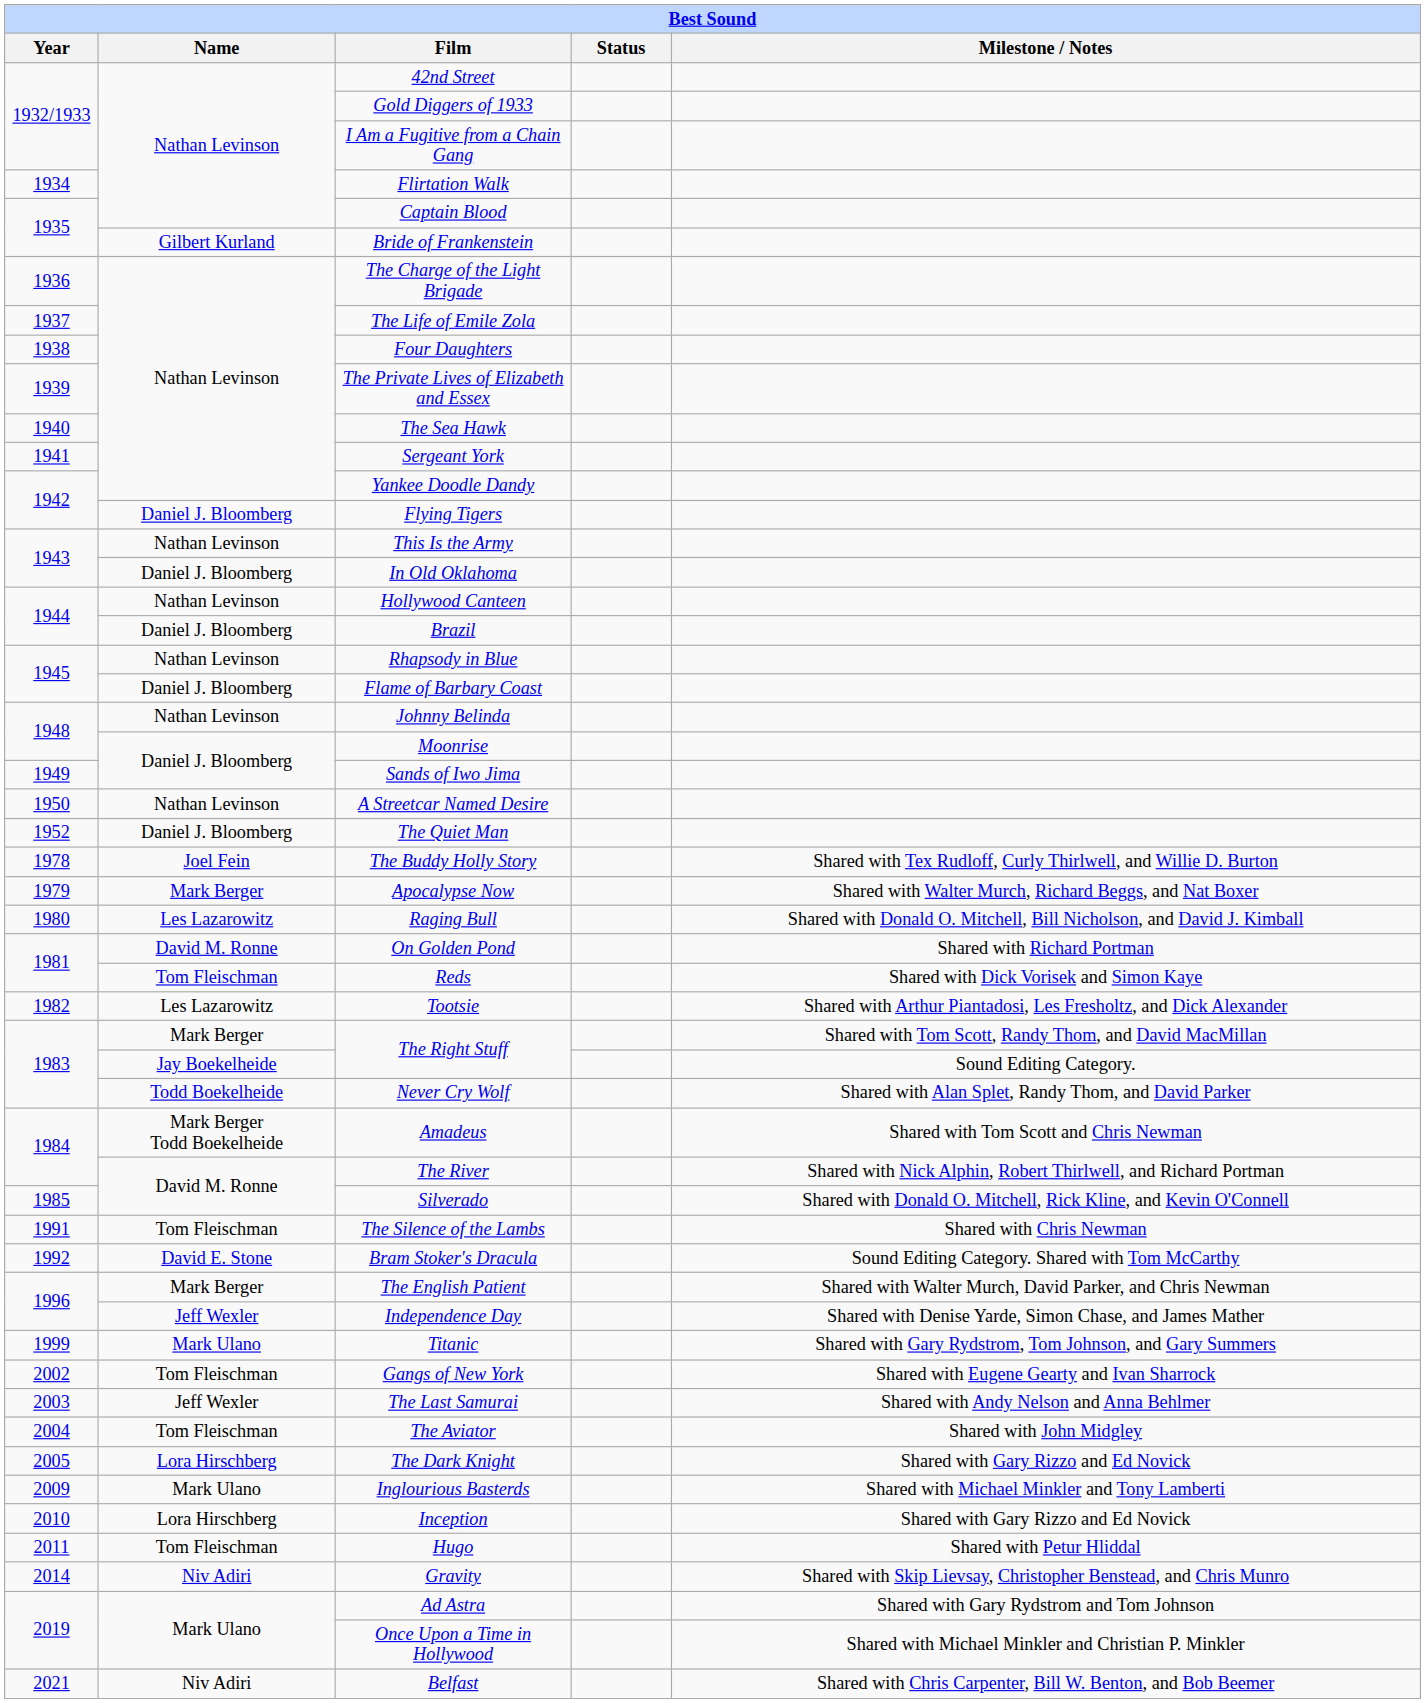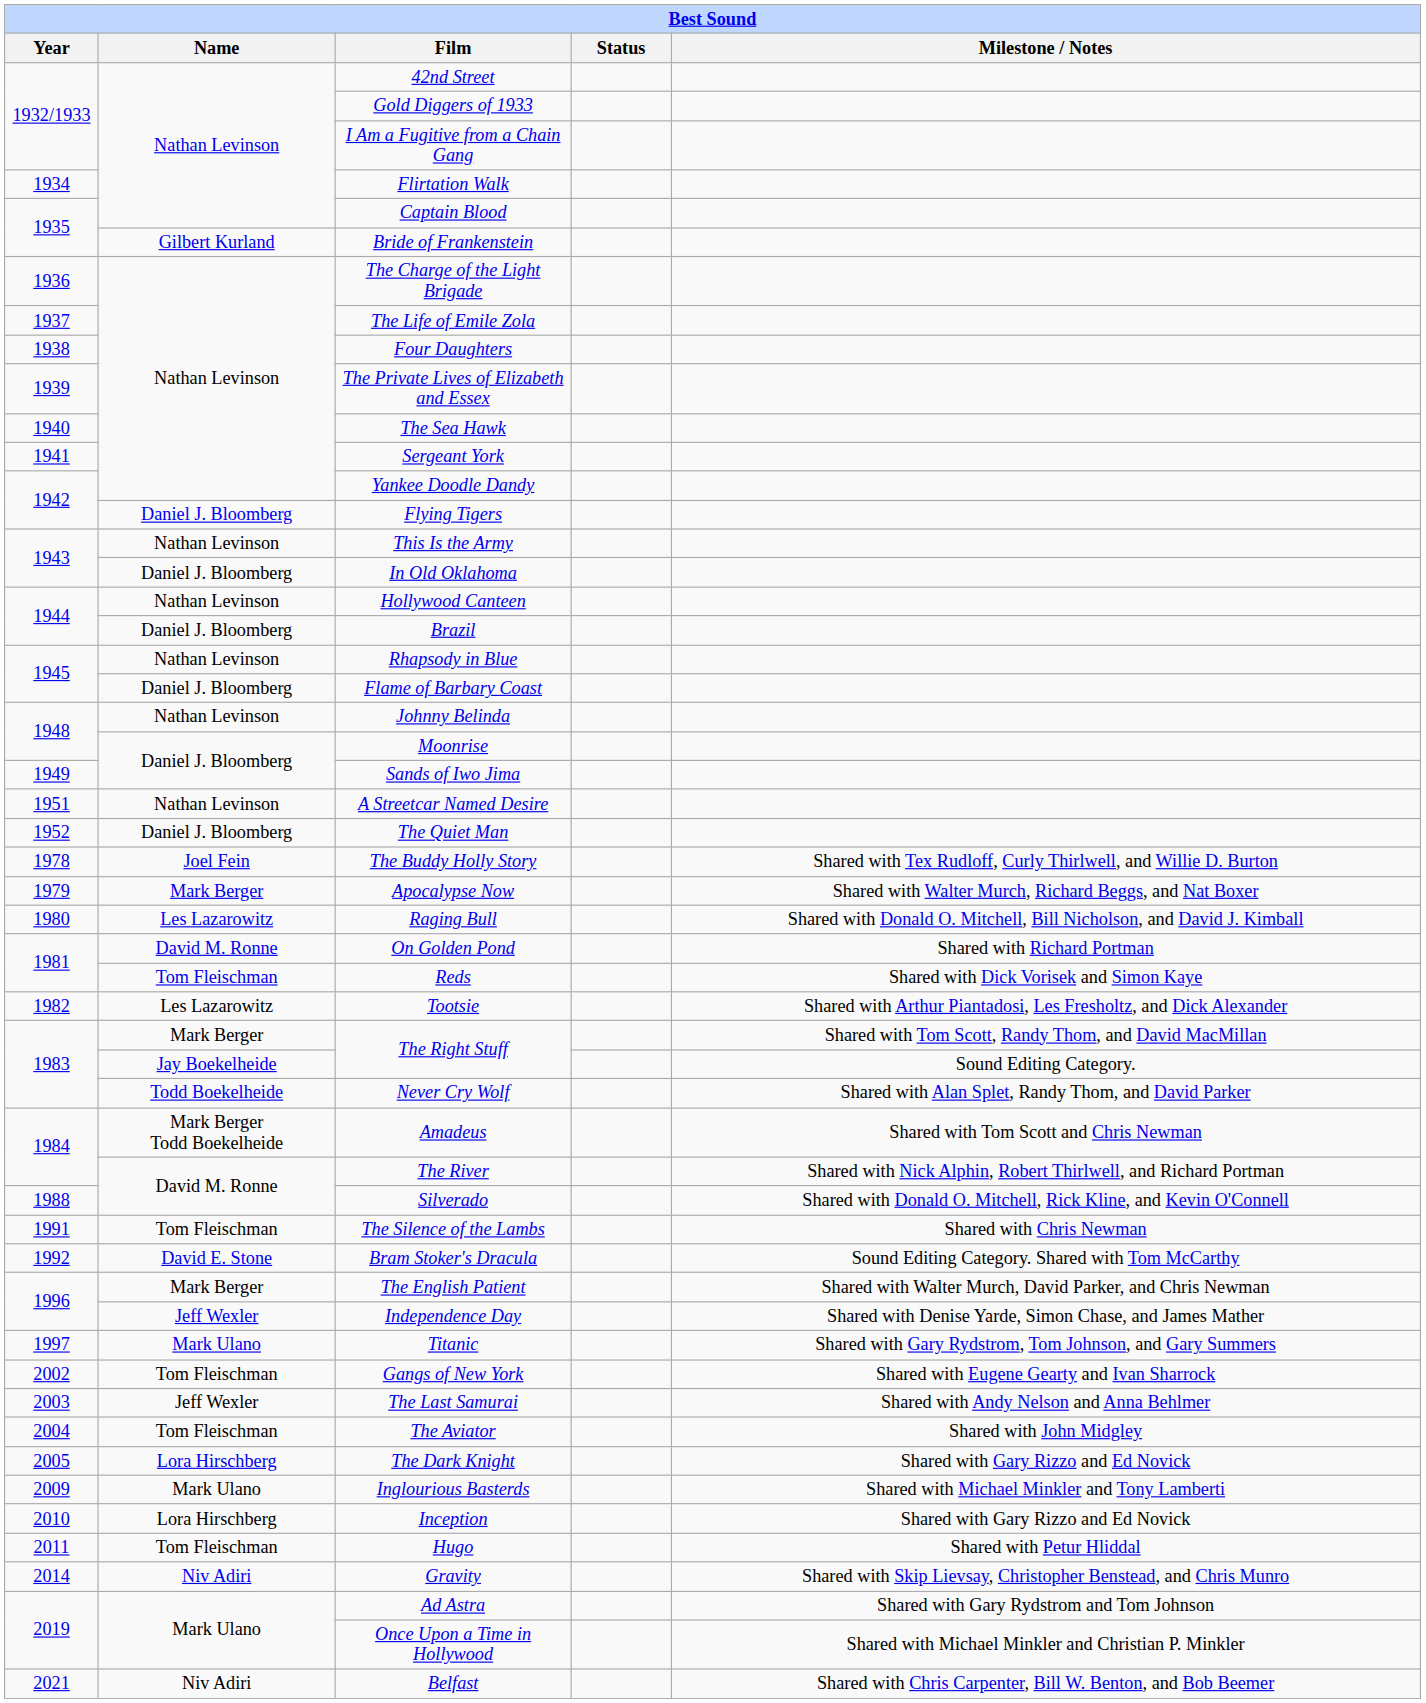(52, 803) 1950 -> (52, 803) 1951
(52, 1200) 1985 -> (52, 1200) 1988
(52, 1344) 1999 -> (52, 1344) 1997
